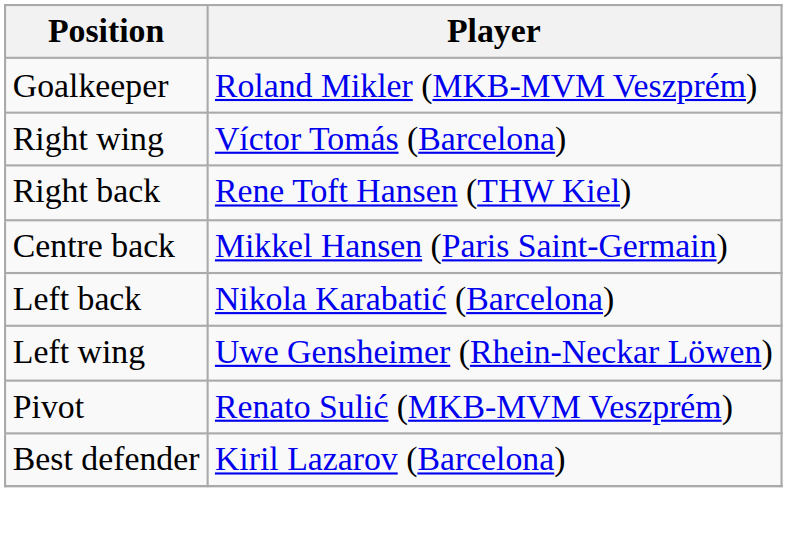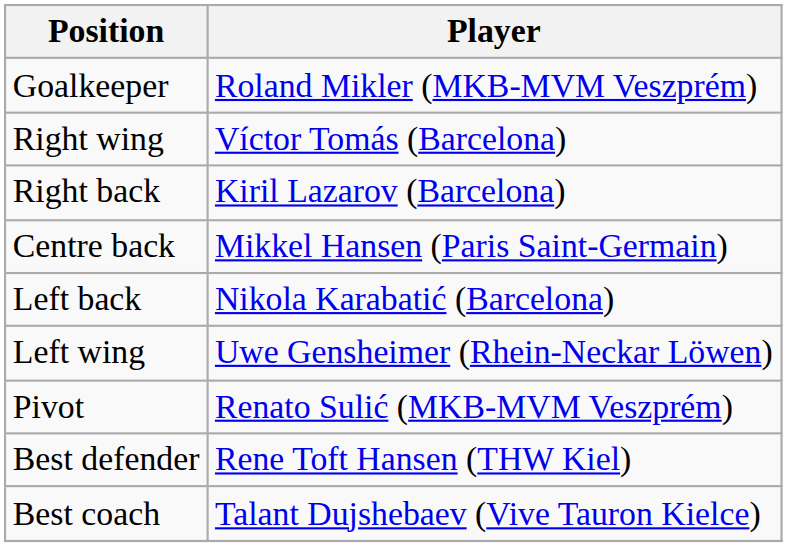(423, 191) Rene Toft Hansen (THW Kiel) -> (390, 191) Kiril Lazarov (Barcelona)
(390, 459) Kiril Lazarov (Barcelona) -> (423, 459) Rene Toft Hansen (THW Kiel)
+ row: (86, 513)
